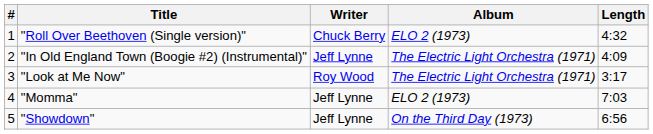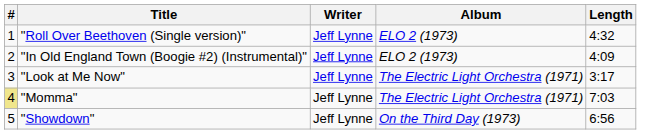(349, 35) Chuck Berry -> (343, 35) Jeff Lynne
(493, 56) The Electric Light Orchestra (1971) -> (418, 56) ELO 2 (1973)
(344, 77) Roy Wood -> (343, 77) Jeff Lynne
(11, 98) no background -> (11, 98) khaki background
(431, 98) ELO 2 (1973) -> (481, 98) The Electric Light Orchestra (1971)
